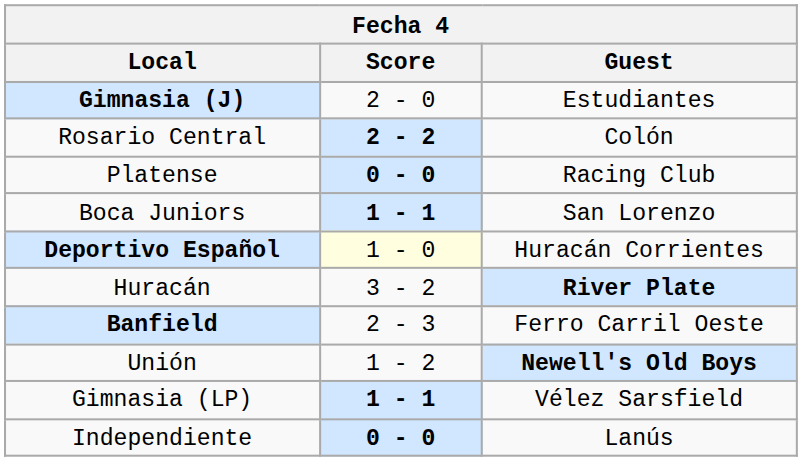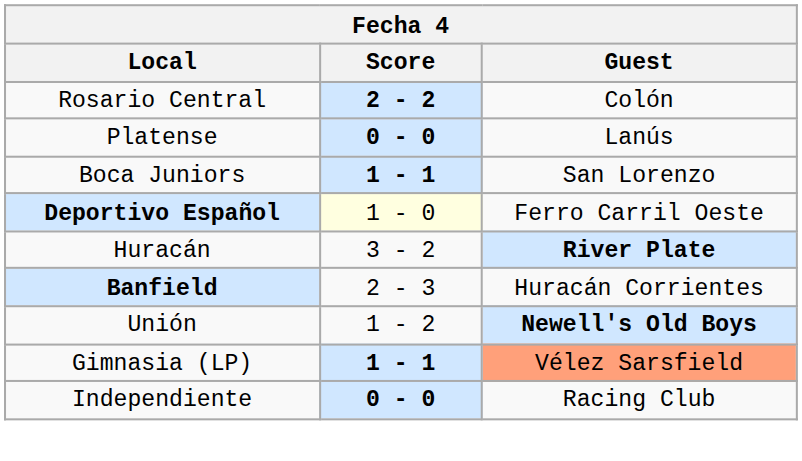- row: (162, 100)
(639, 175) Racing Club -> (639, 137) Lanús
(639, 250) Huracán Corrientes -> (639, 212) Ferro Carril Oeste
(639, 325) Ferro Carril Oeste -> (639, 287) Huracán Corrientes
(639, 400) no background -> (639, 362) lightsalmon background
(639, 437) Lanús -> (639, 400) Racing Club
